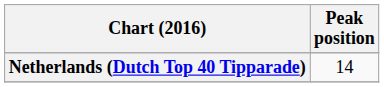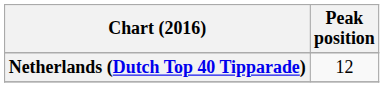(344, 67) 14 -> (344, 67) 12
